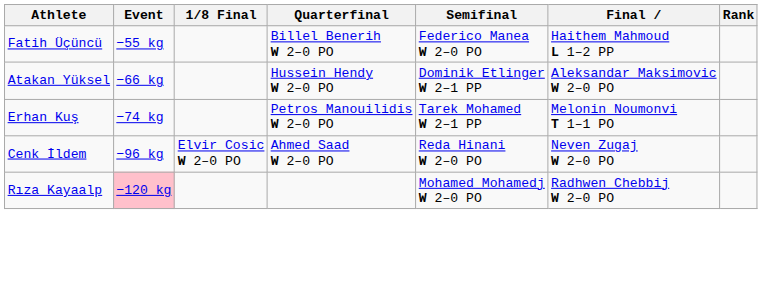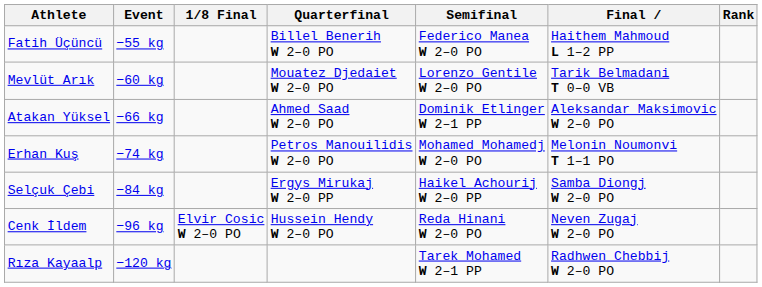+ row: (51, 81)
(322, 81) Hussein Hendy W 2–0 PO -> (310, 117) Ahmed Saad W 2–0 PO
(470, 117) Tarek Mohamed W 2–1 PP -> (482, 154) Mohamed Mohamedj W 2–0 PO
+ row: (51, 190)
(310, 154) Ahmed Saad W 2–0 PO -> (322, 227) Hussein Hendy W 2–0 PO
(144, 190) pink background -> (144, 263) no background
(482, 190) Mohamed Mohamedj W 2–0 PO -> (470, 263) Tarek Mohamed W 2–1 PP
